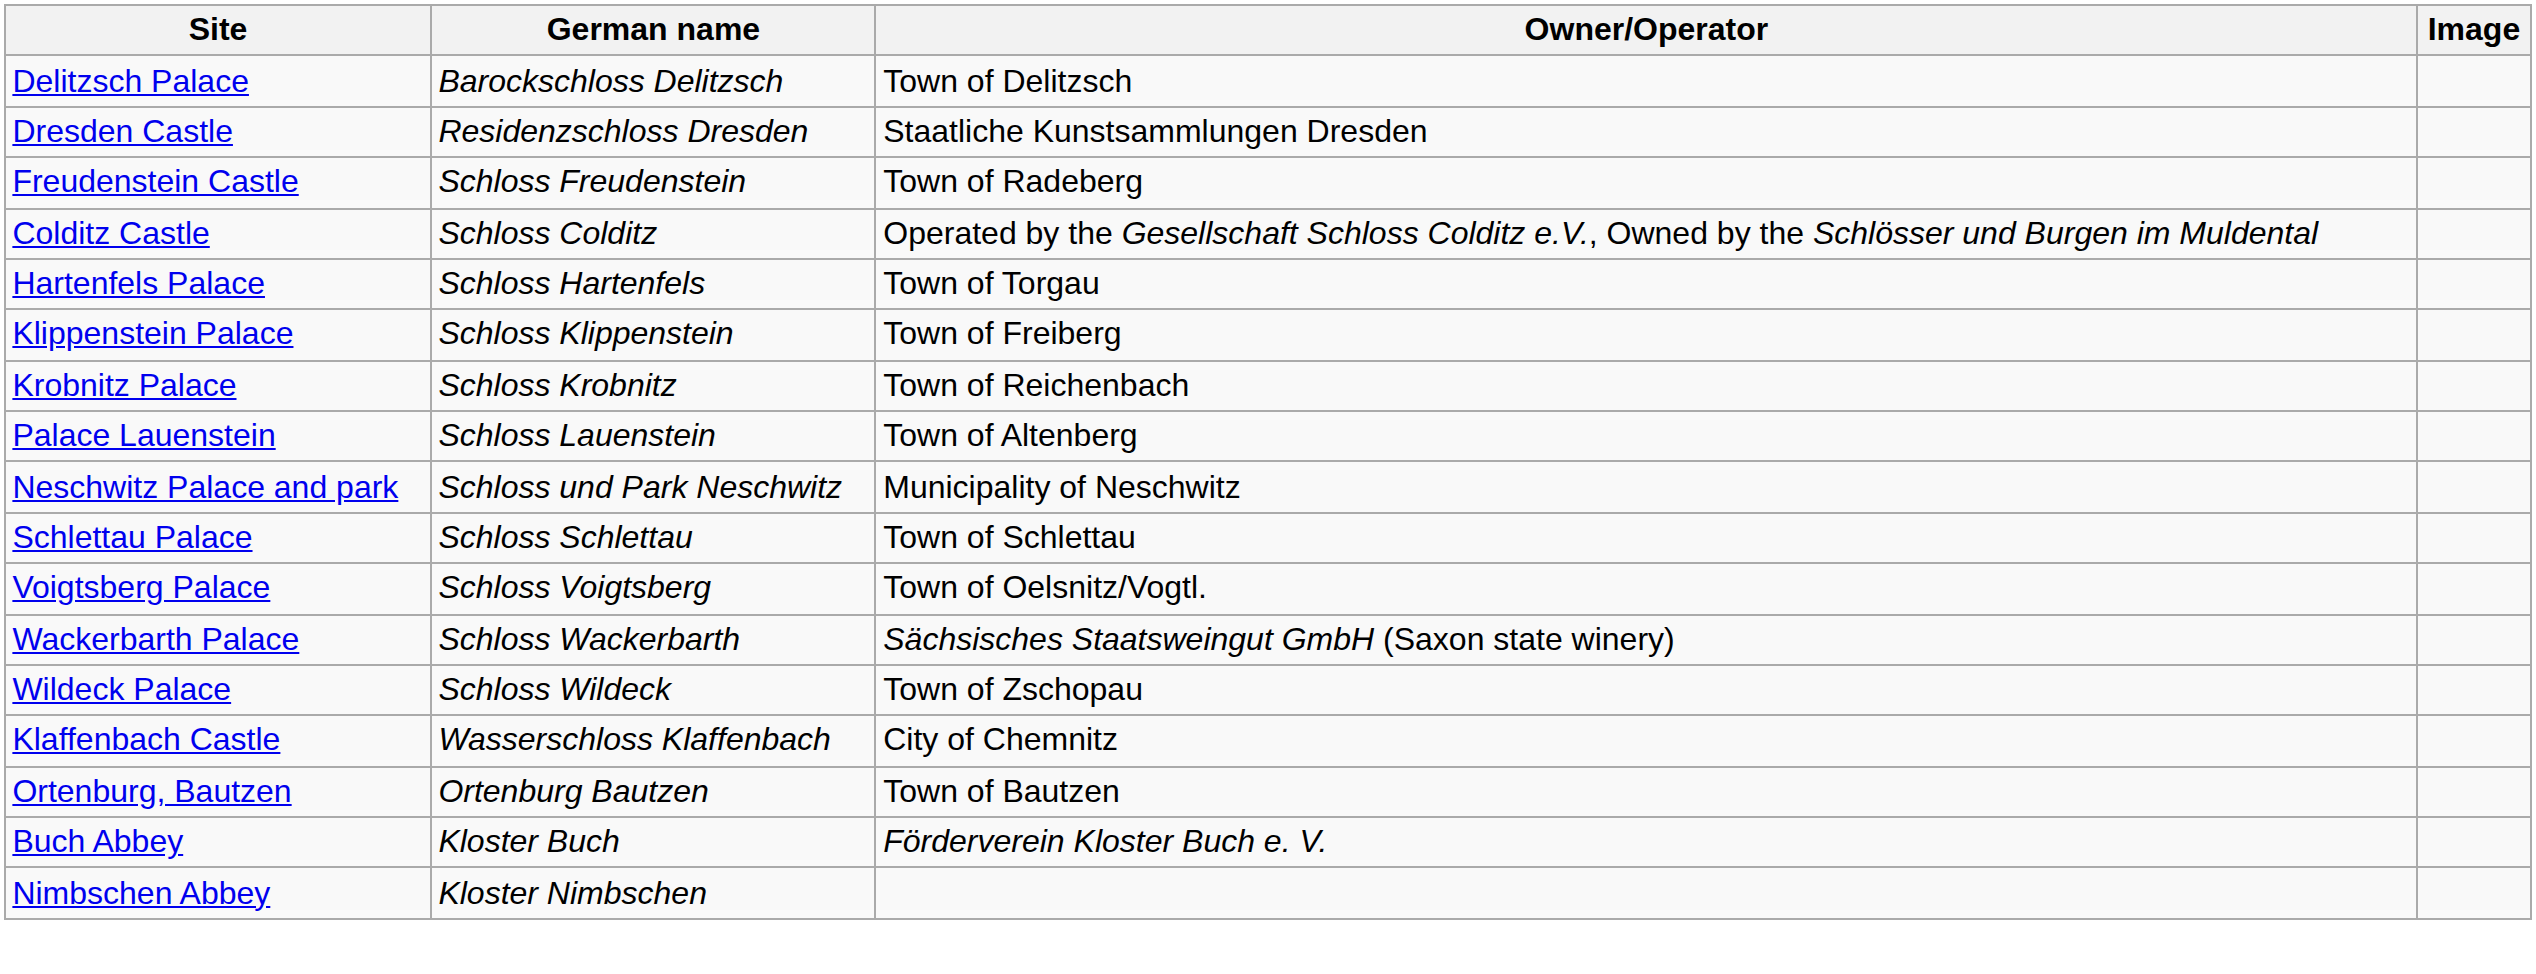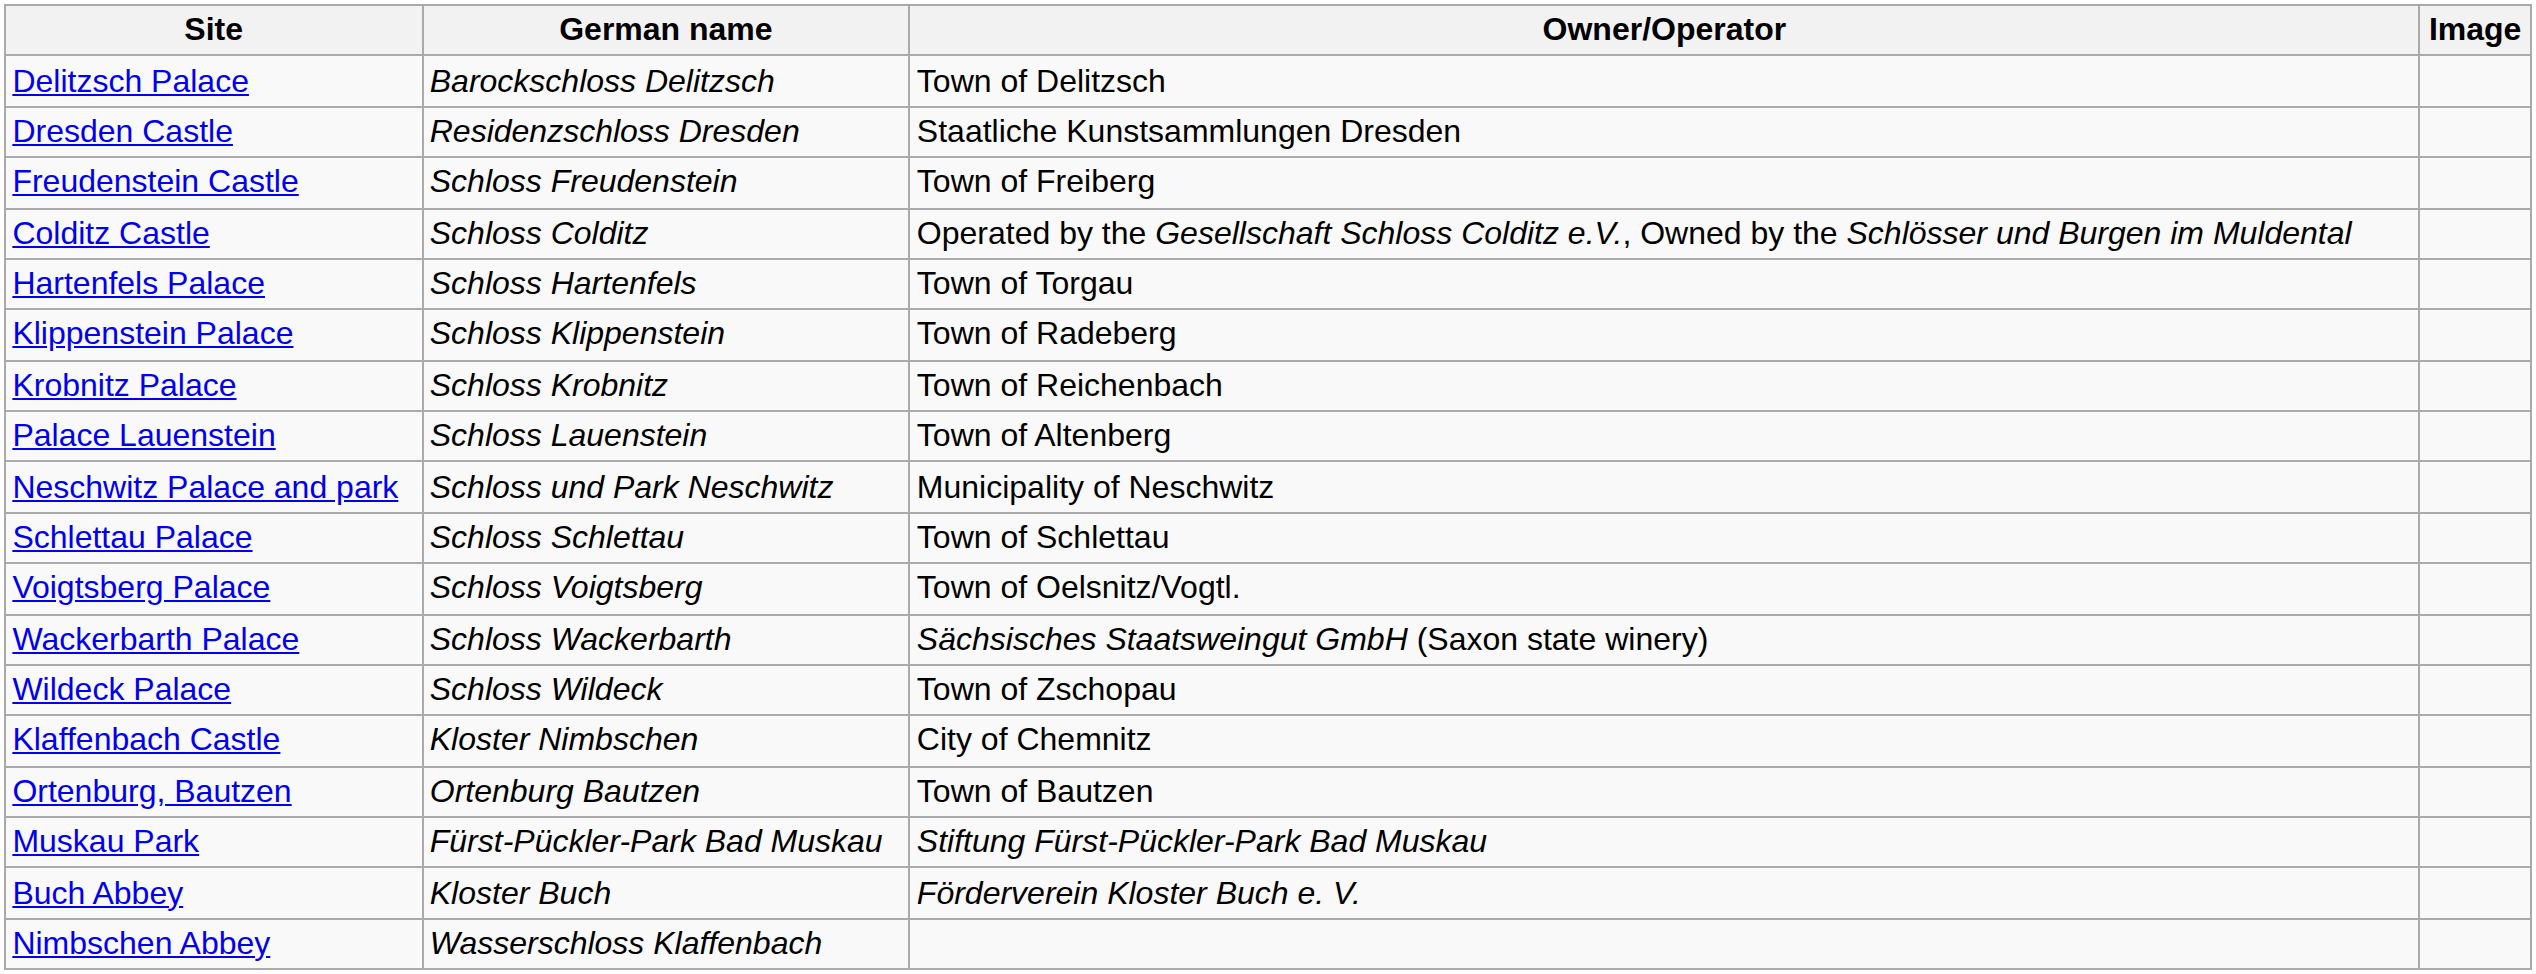(1013, 182) Town of Radeberg -> (1036, 182) Town of Freiberg
(1002, 334) Town of Freiberg -> (1047, 334) Town of Radeberg
(635, 740) Wasserschloss Klaffenbach -> (564, 740) Kloster Nimbschen
+ row: (106, 841)
(573, 892) Kloster Nimbschen -> (626, 943) Wasserschloss Klaffenbach
